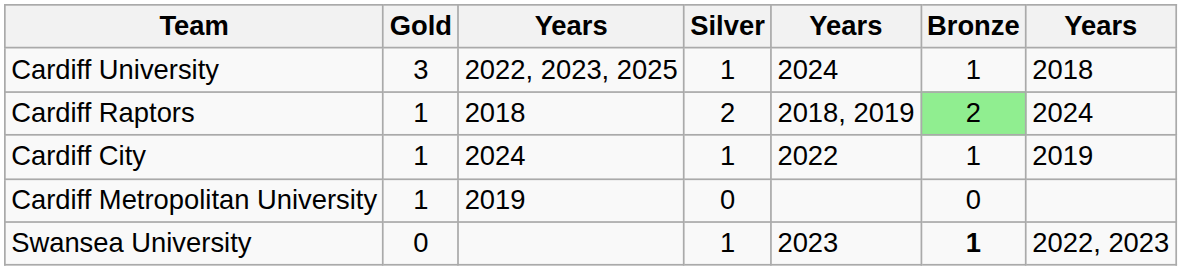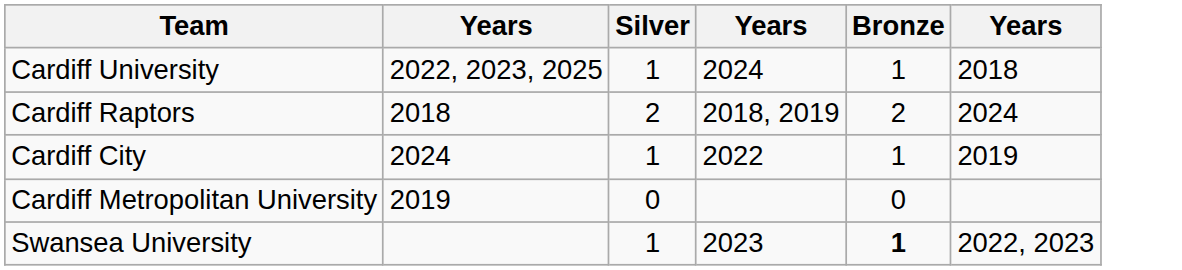- column: (421, 26)
(973, 112) lightgreen background -> (898, 112) no background
